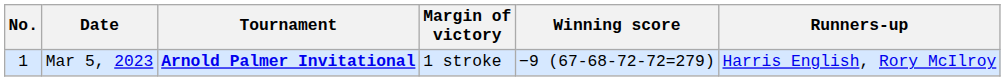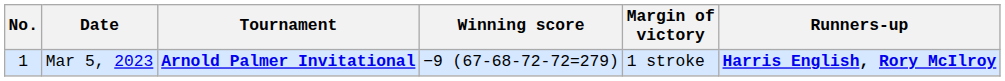columns swapped: (617, 27) <-> (467, 27)
(859, 63) normal -> (859, 63) bold
